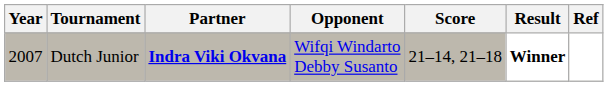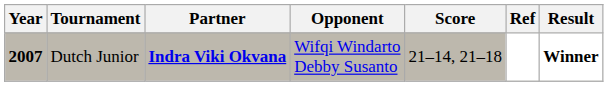columns swapped: (538, 18) <-> (586, 18)
(26, 56) normal -> (26, 56) bold
